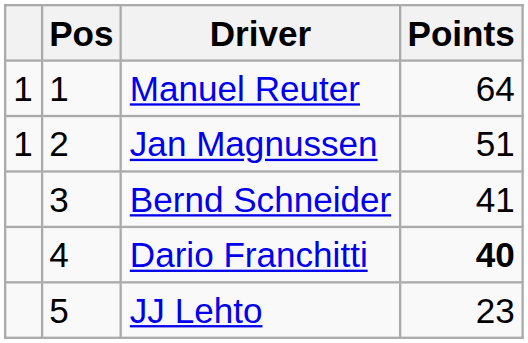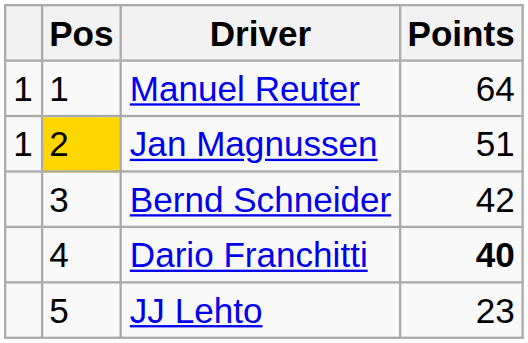(59, 144) no background -> (59, 144) gold background
(495, 200) 41 -> (495, 200) 42
